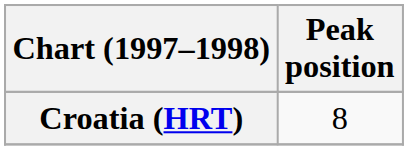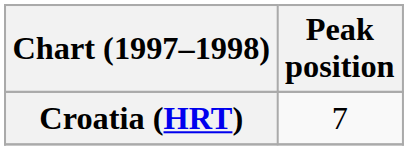(340, 117) 8 -> (340, 117) 7
